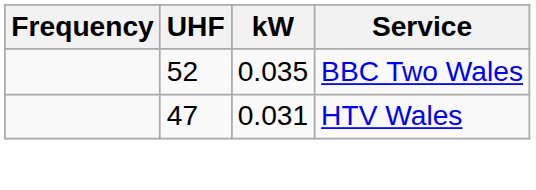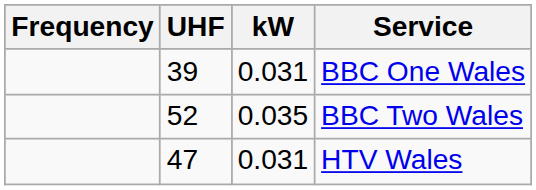+ row: (423, 71)
